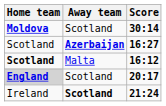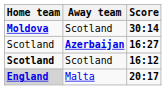(80, 61) Malta -> (89, 61) Scotland
(89, 77) Scotland -> (80, 77) Malta
- row: (144, 93)
